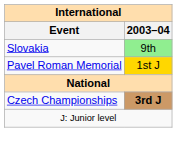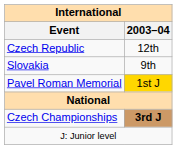+ row: (46, 48)
(148, 48) lightgreen background -> (148, 65) no background
